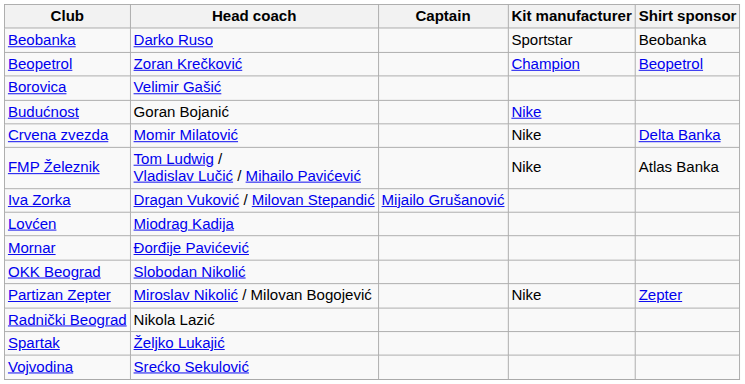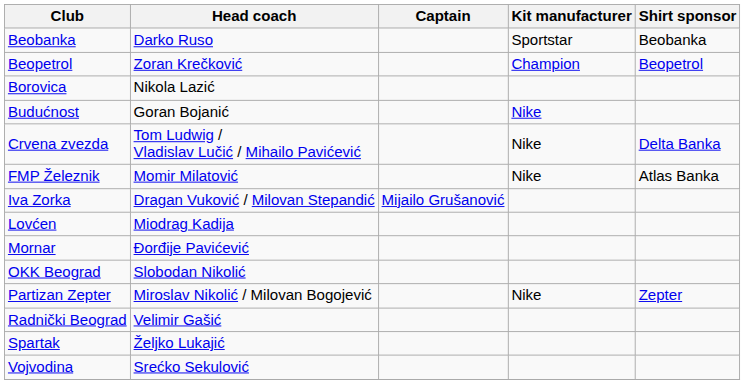(177, 87) Velimir Gašić -> (174, 87) Nikola Lazić
(186, 135) Momir Milatović -> (247, 144) Tom Ludwig / Vladislav Lučić / Mihailo Pavićević
(247, 168) Tom Ludwig / Vladislav Lučić / Mihailo Pavićević -> (186, 176) Momir Milatović
(174, 319) Nikola Lazić -> (177, 319) Velimir Gašić
